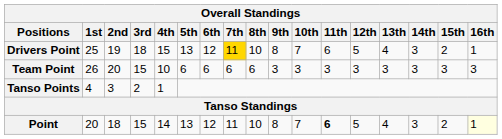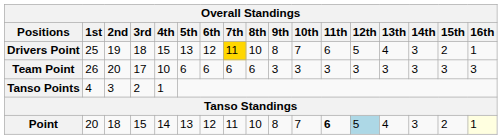(140, 69) 15 -> (140, 69) 17
(356, 124) no background -> (356, 124) lightblue background
